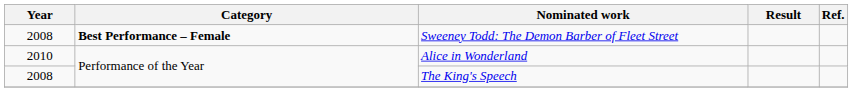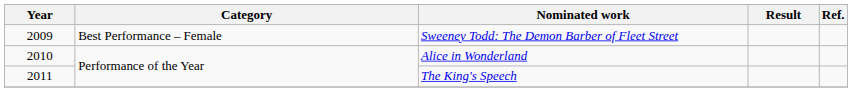(40, 35) 2008 -> (40, 35) 2009
(154, 35) bold -> (150, 35) normal
(40, 76) 2008 -> (40, 76) 2011
